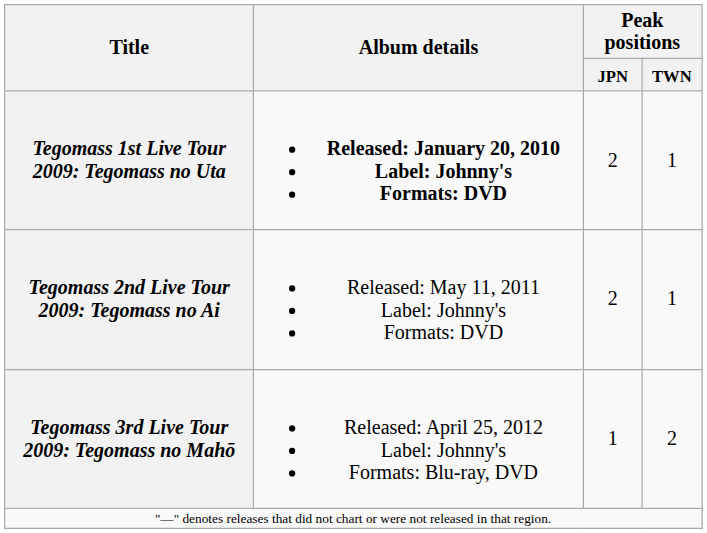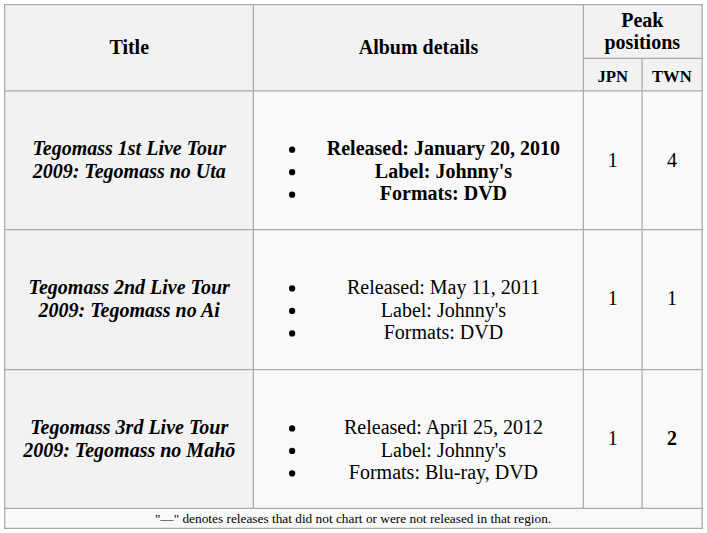(613, 160) 2 -> (613, 160) 1
(672, 160) 1 -> (672, 160) 4
(613, 299) 2 -> (613, 299) 1
(672, 438) normal -> (672, 438) bold
